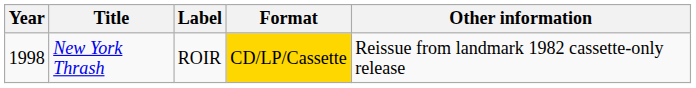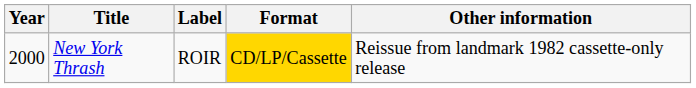(27, 57) 1998 -> (27, 57) 2000
